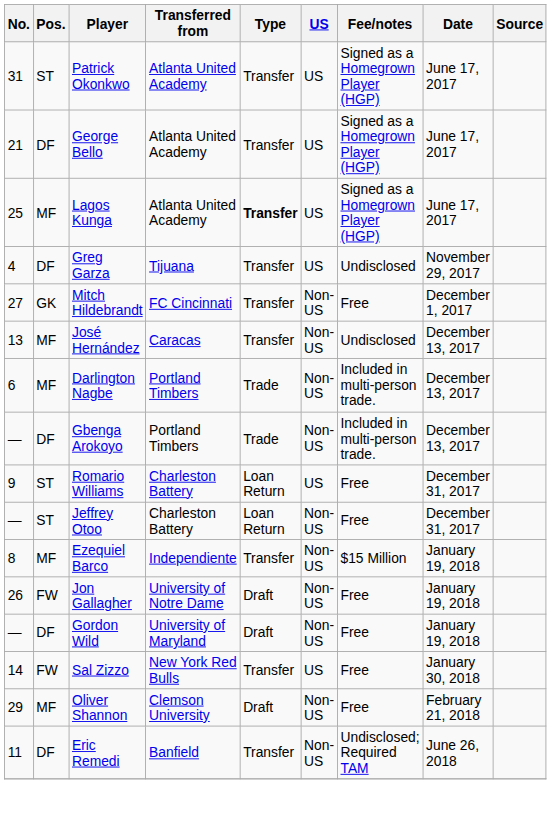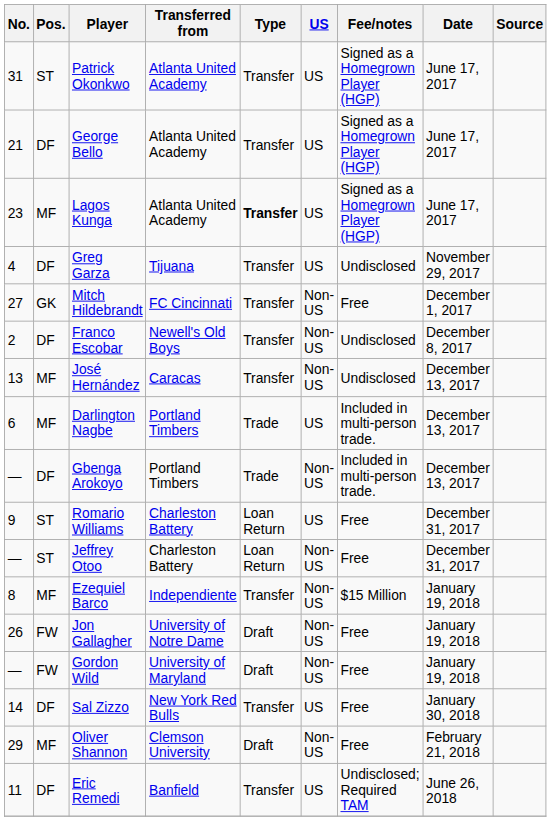(15, 213) 25 -> (15, 213) 23
+ row: (97, 340)
(319, 385) Non-US -> (314, 423) US
(46, 633) DF -> (47, 670) FW
(47, 670) FW -> (46, 708) DF
(319, 753) Non-US -> (314, 790) US
